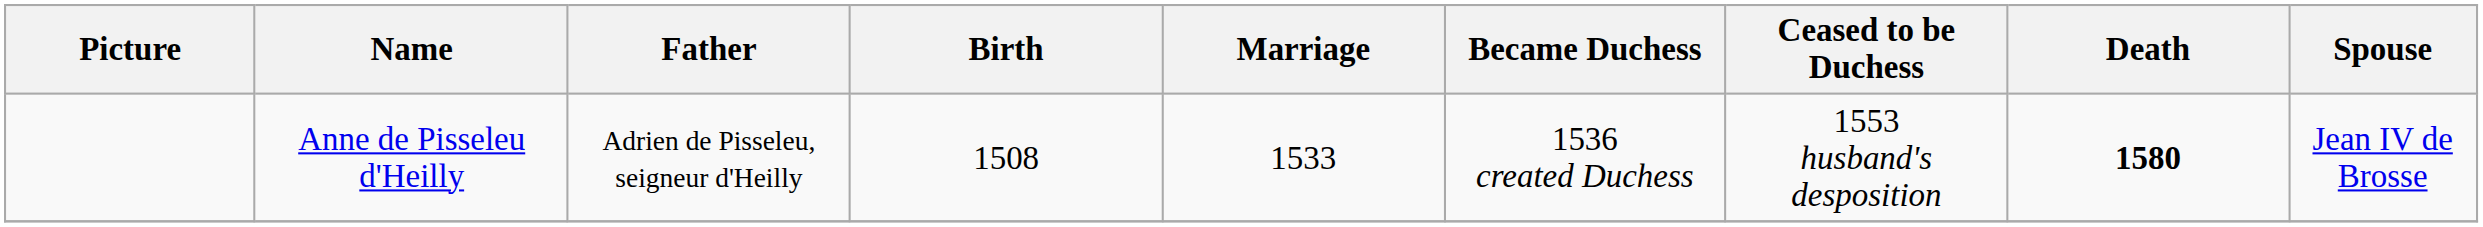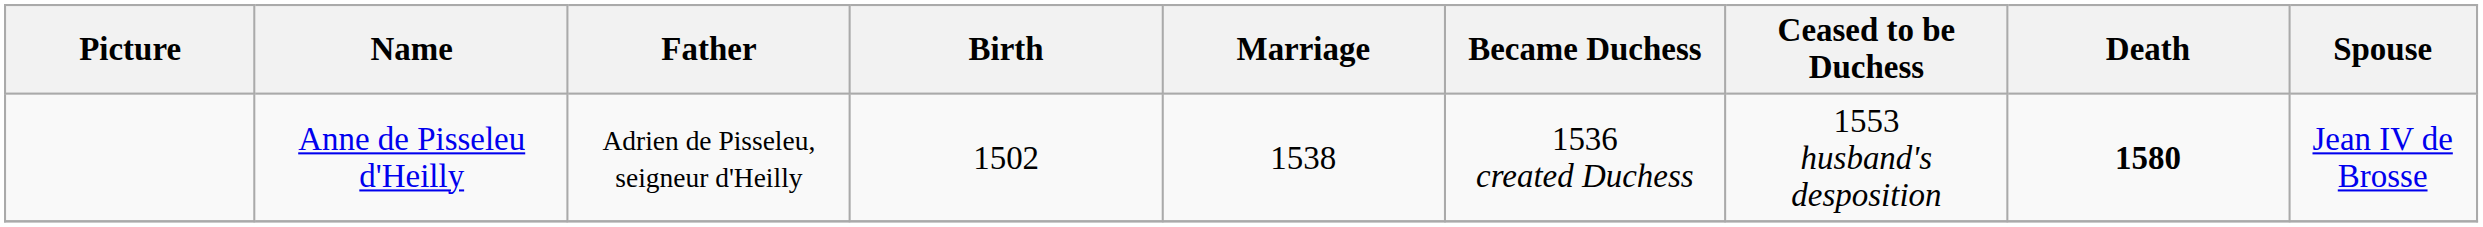(1006, 157) 1508 -> (1006, 157) 1502
(1303, 157) 1533 -> (1303, 157) 1538
